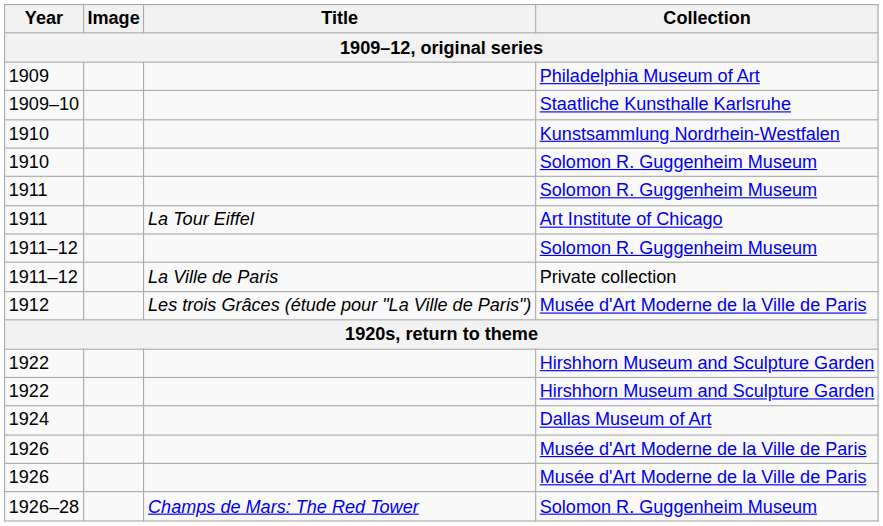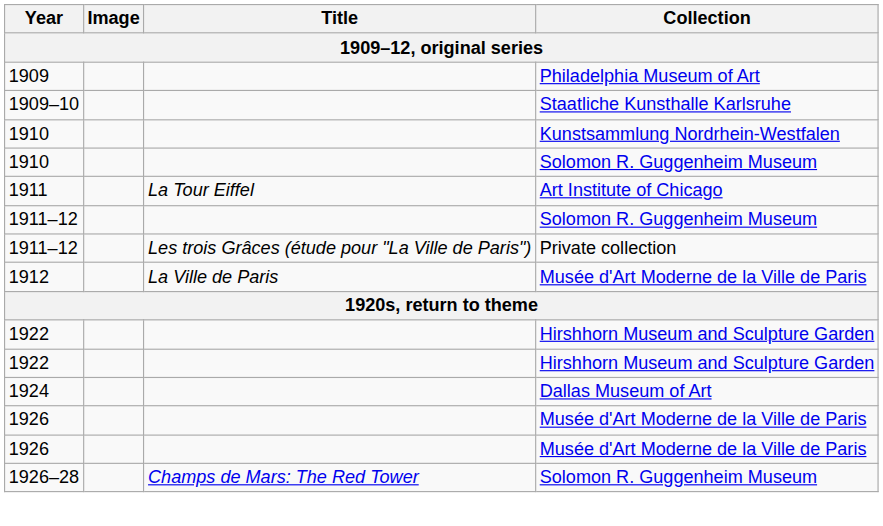- row: (28, 190)
(213, 276) La Ville de Paris -> (340, 248) Les trois Grâces (étude pour "La Ville de Paris")
(340, 305) Les trois Grâces (étude pour "La Ville de Paris") -> (213, 276) La Ville de Paris
